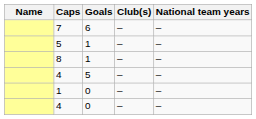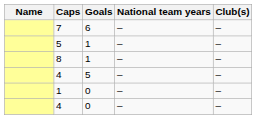columns swapped: (203, 12) <-> (134, 12)
